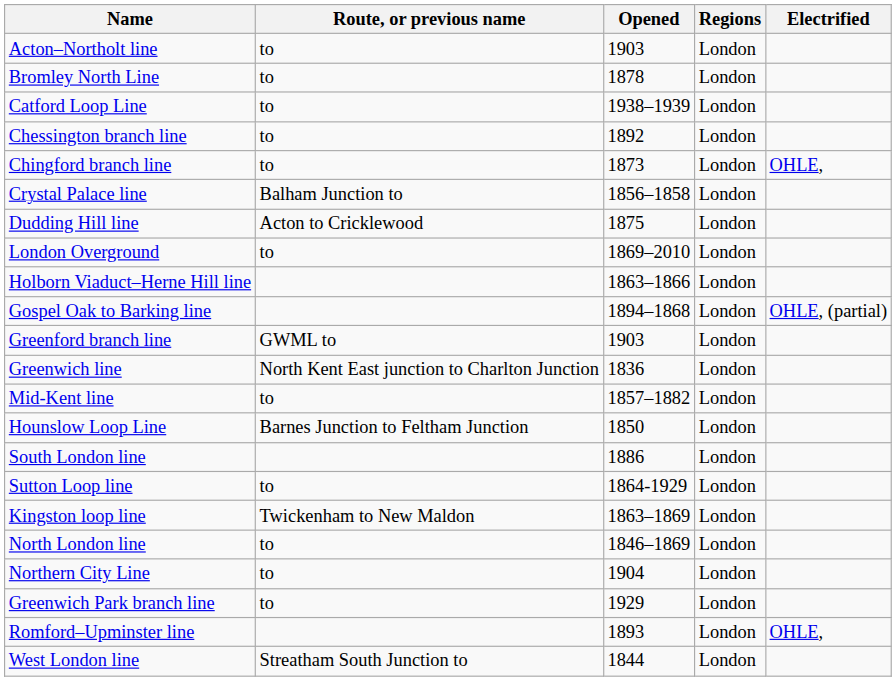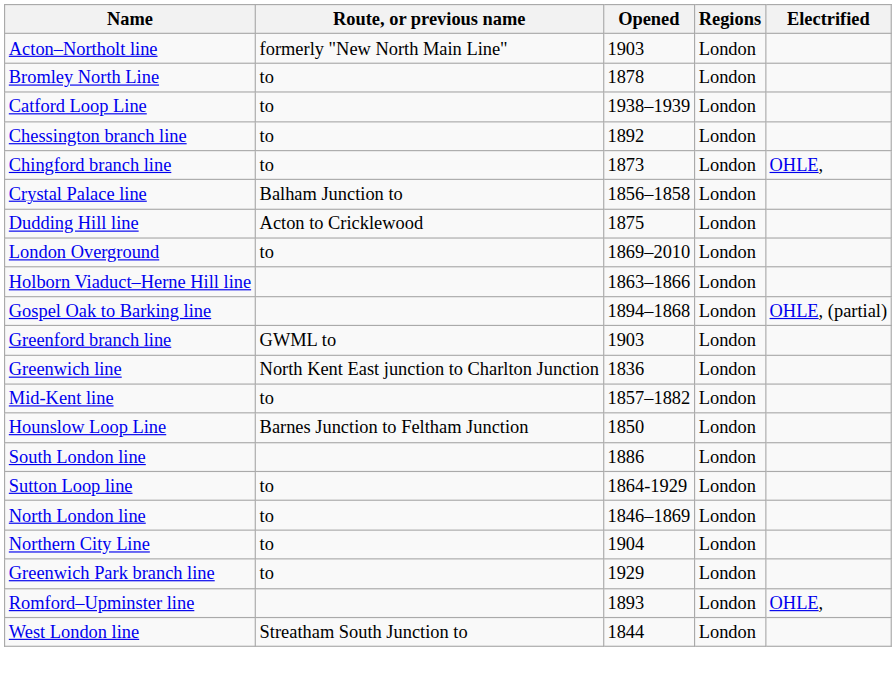(267, 48) to -> (384, 48) formerly "New North Main Line"
- row: (77, 515)
